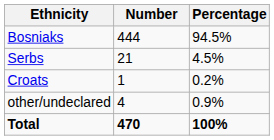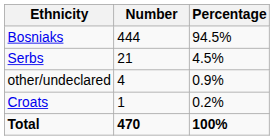rows swapped: (28, 80) <-> (59, 102)
